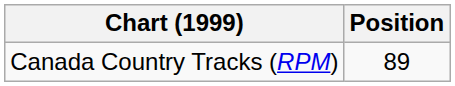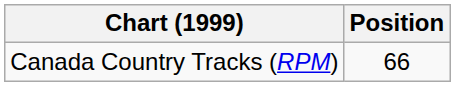(397, 61) 89 -> (397, 61) 66
